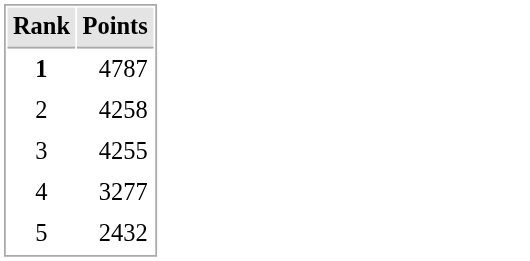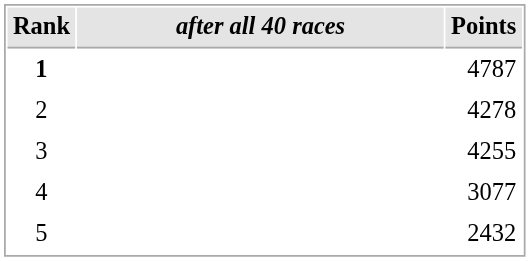+ column: (261, 26)
(123, 110) 4258 -> (492, 110) 4278
(123, 192) 3277 -> (492, 192) 3077
